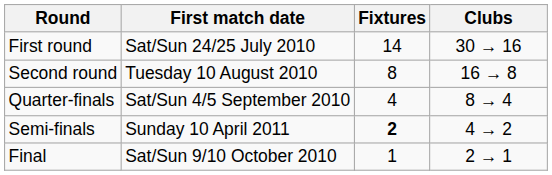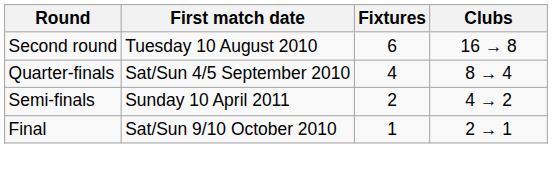- row: (50, 45)
(392, 73) 8 -> (392, 45) 6
(392, 128) bold -> (392, 101) normal
